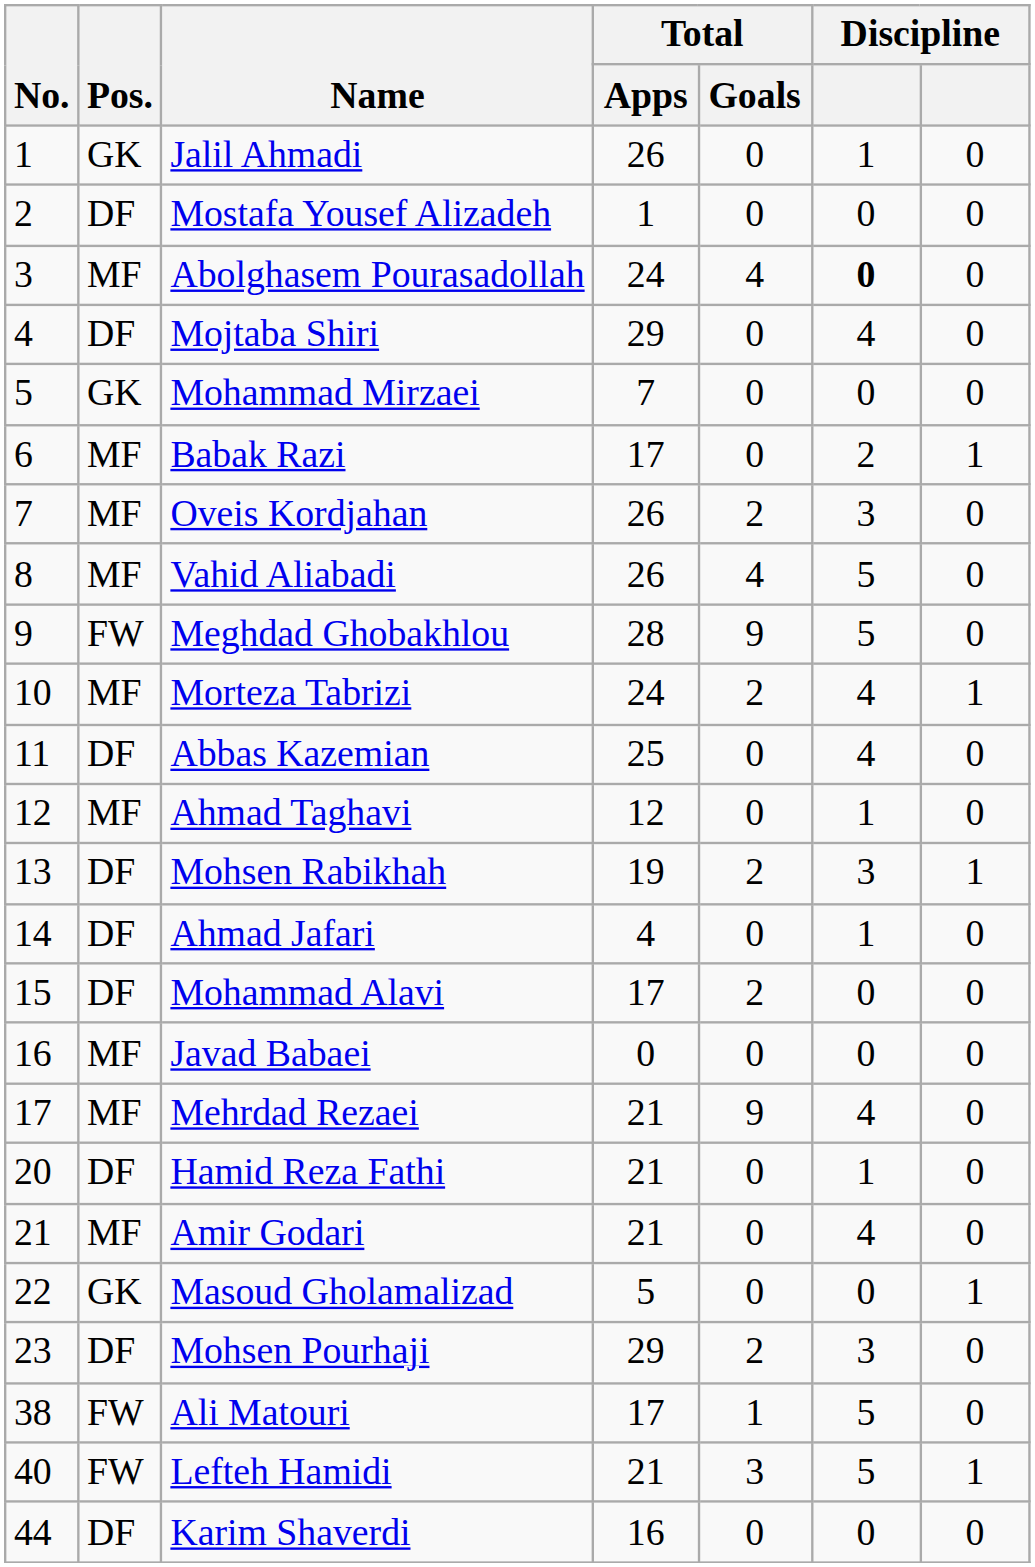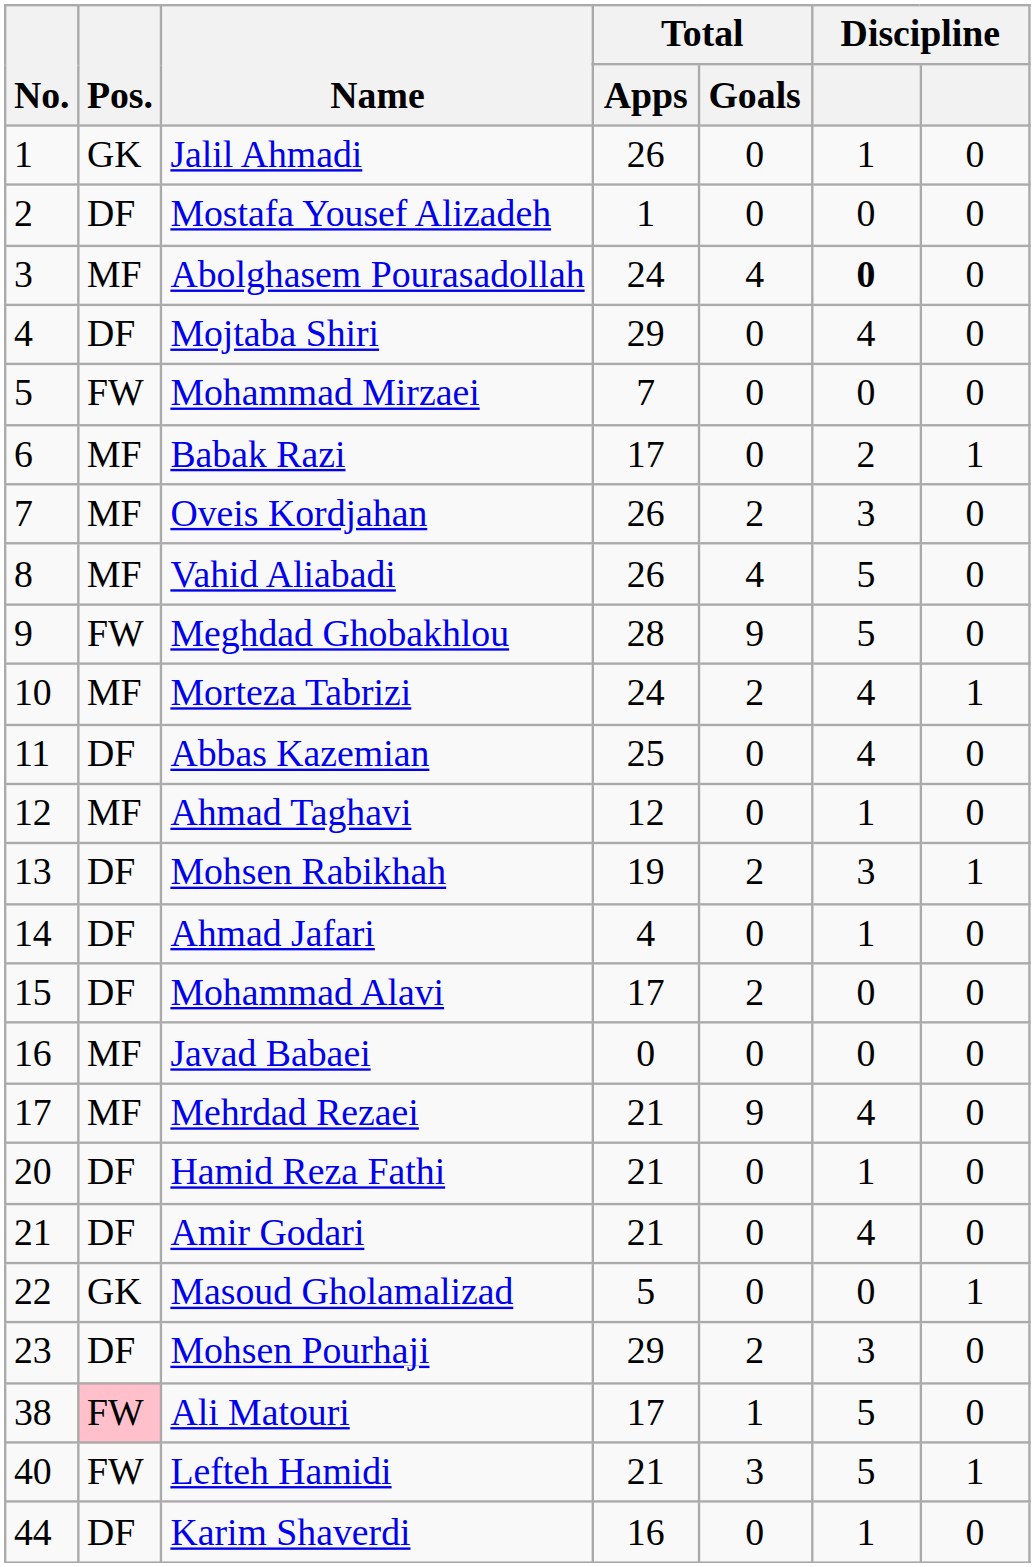(114, 393) GK -> (115, 393) FW
(114, 1232) MF -> (111, 1232) DF
(115, 1411) no background -> (115, 1411) pink background
(866, 1531) 0 -> (866, 1531) 1
